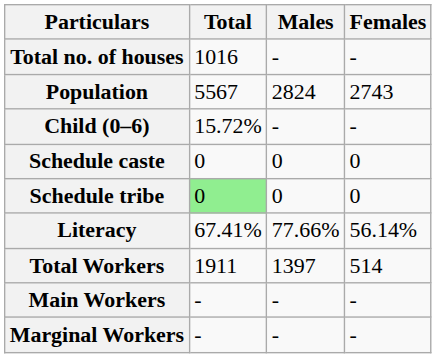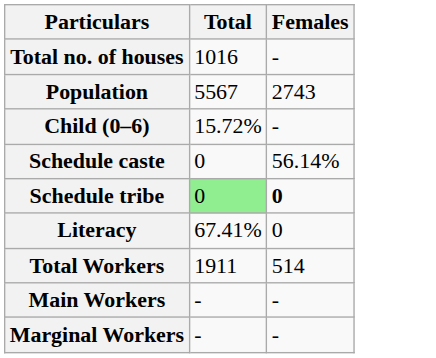- column: (306, 21)
(355, 160) 0 -> (306, 160) 56.14%
(355, 195) normal -> (277, 195) bold
(383, 230) 56.14% -> (277, 230) 0
